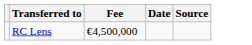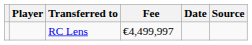+ column: (28, 13)
(112, 31) €4,500,000 -> (148, 31) €4,499,997
